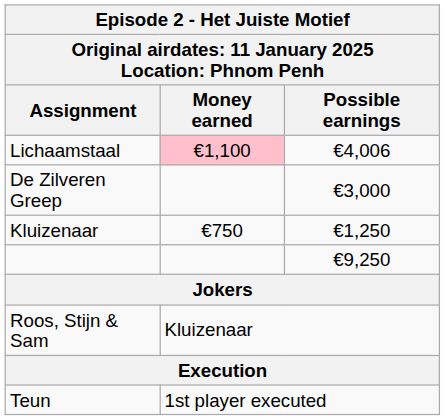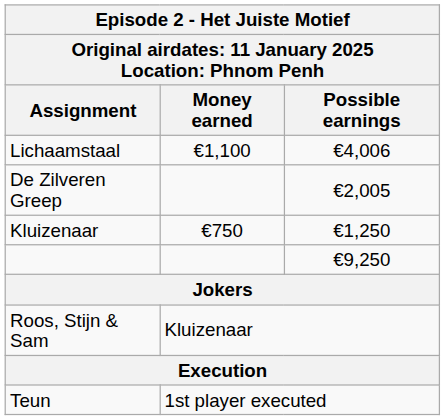(222, 150) pink background -> (222, 150) no background
(362, 190) €3,000 -> (362, 190) €2,005
